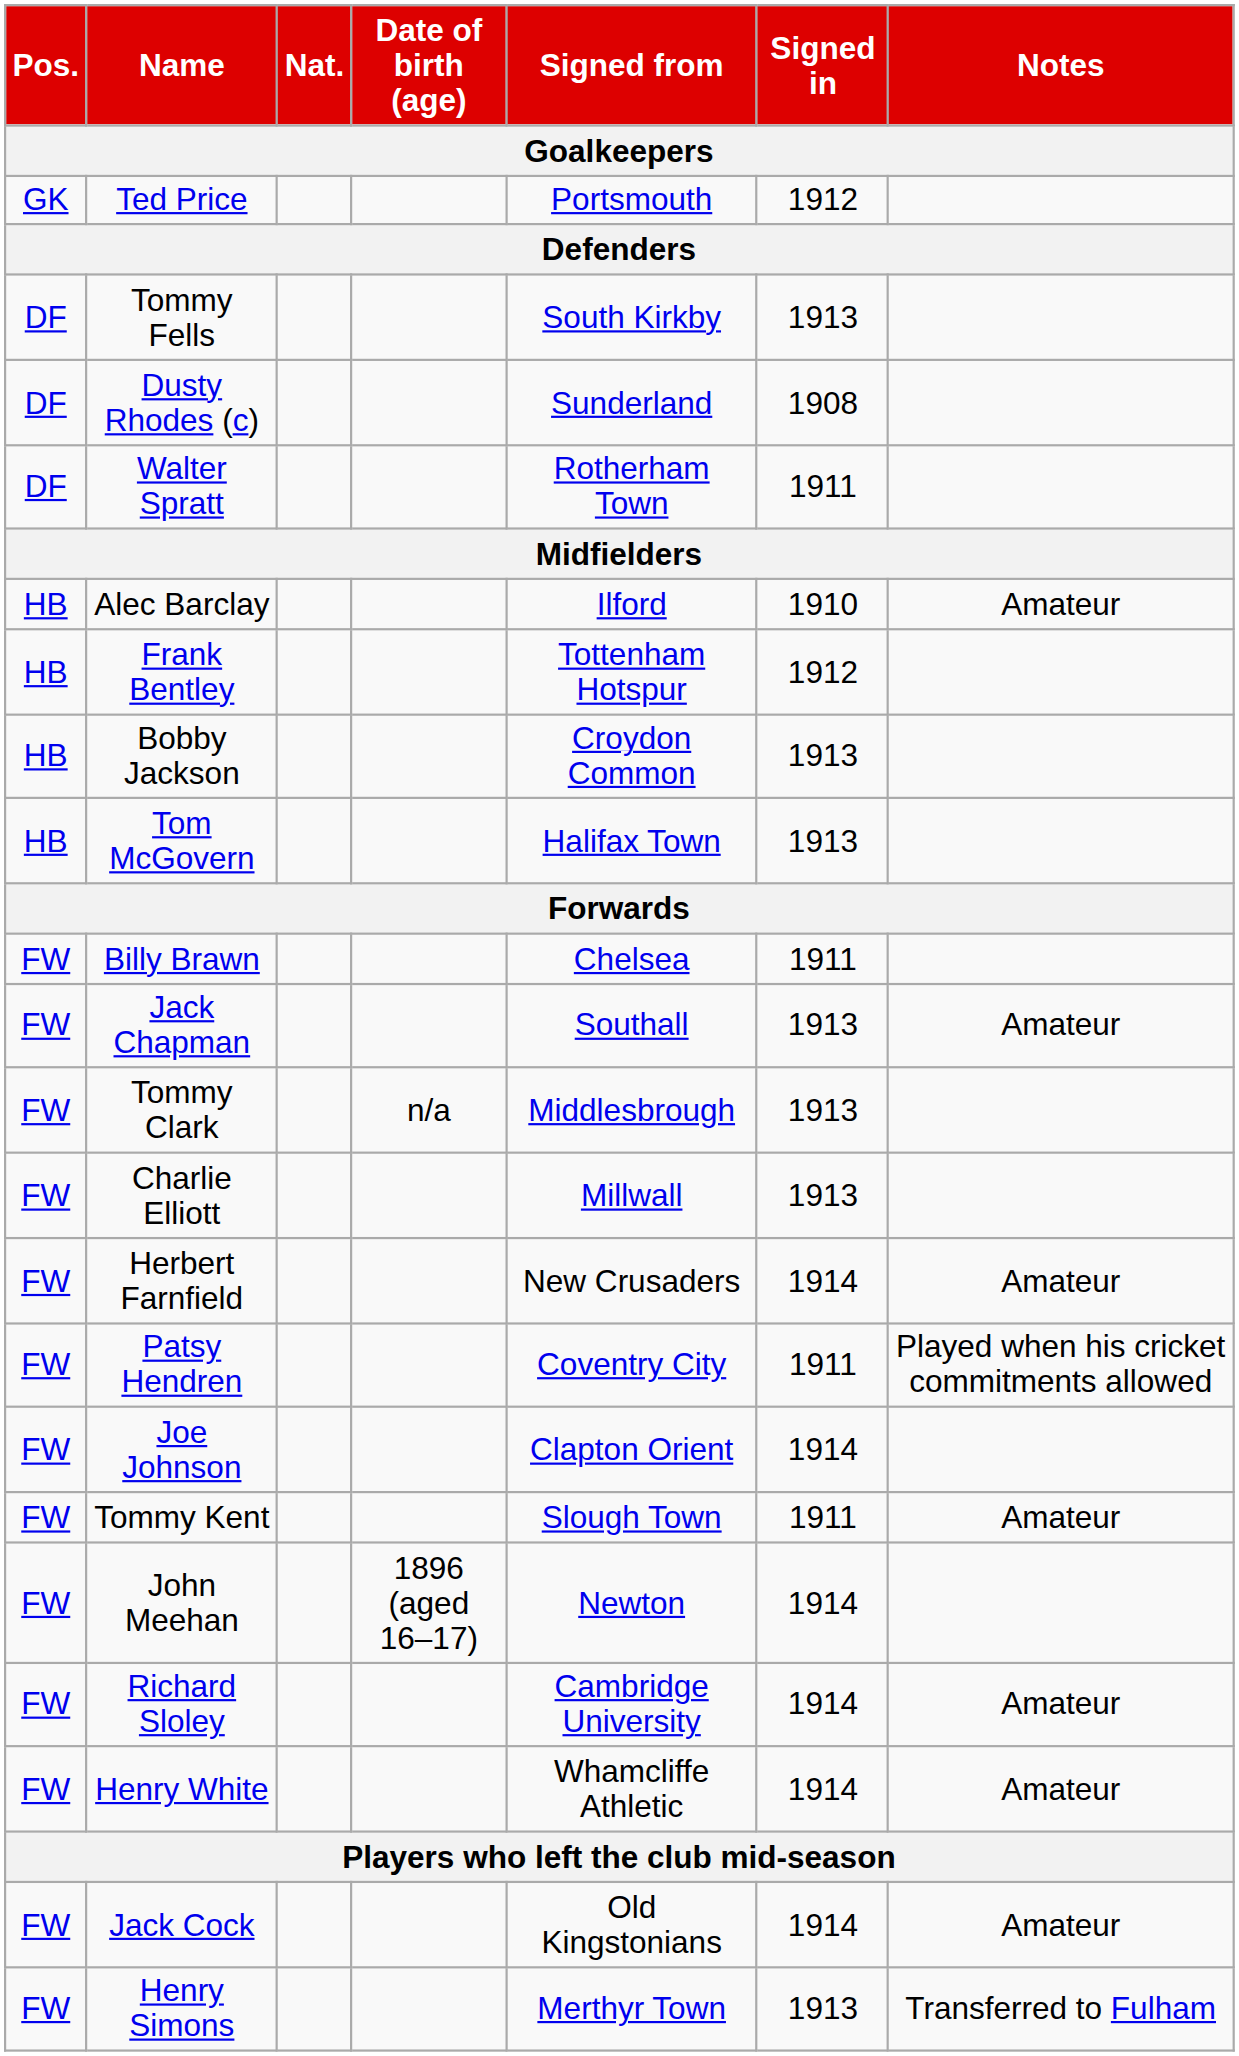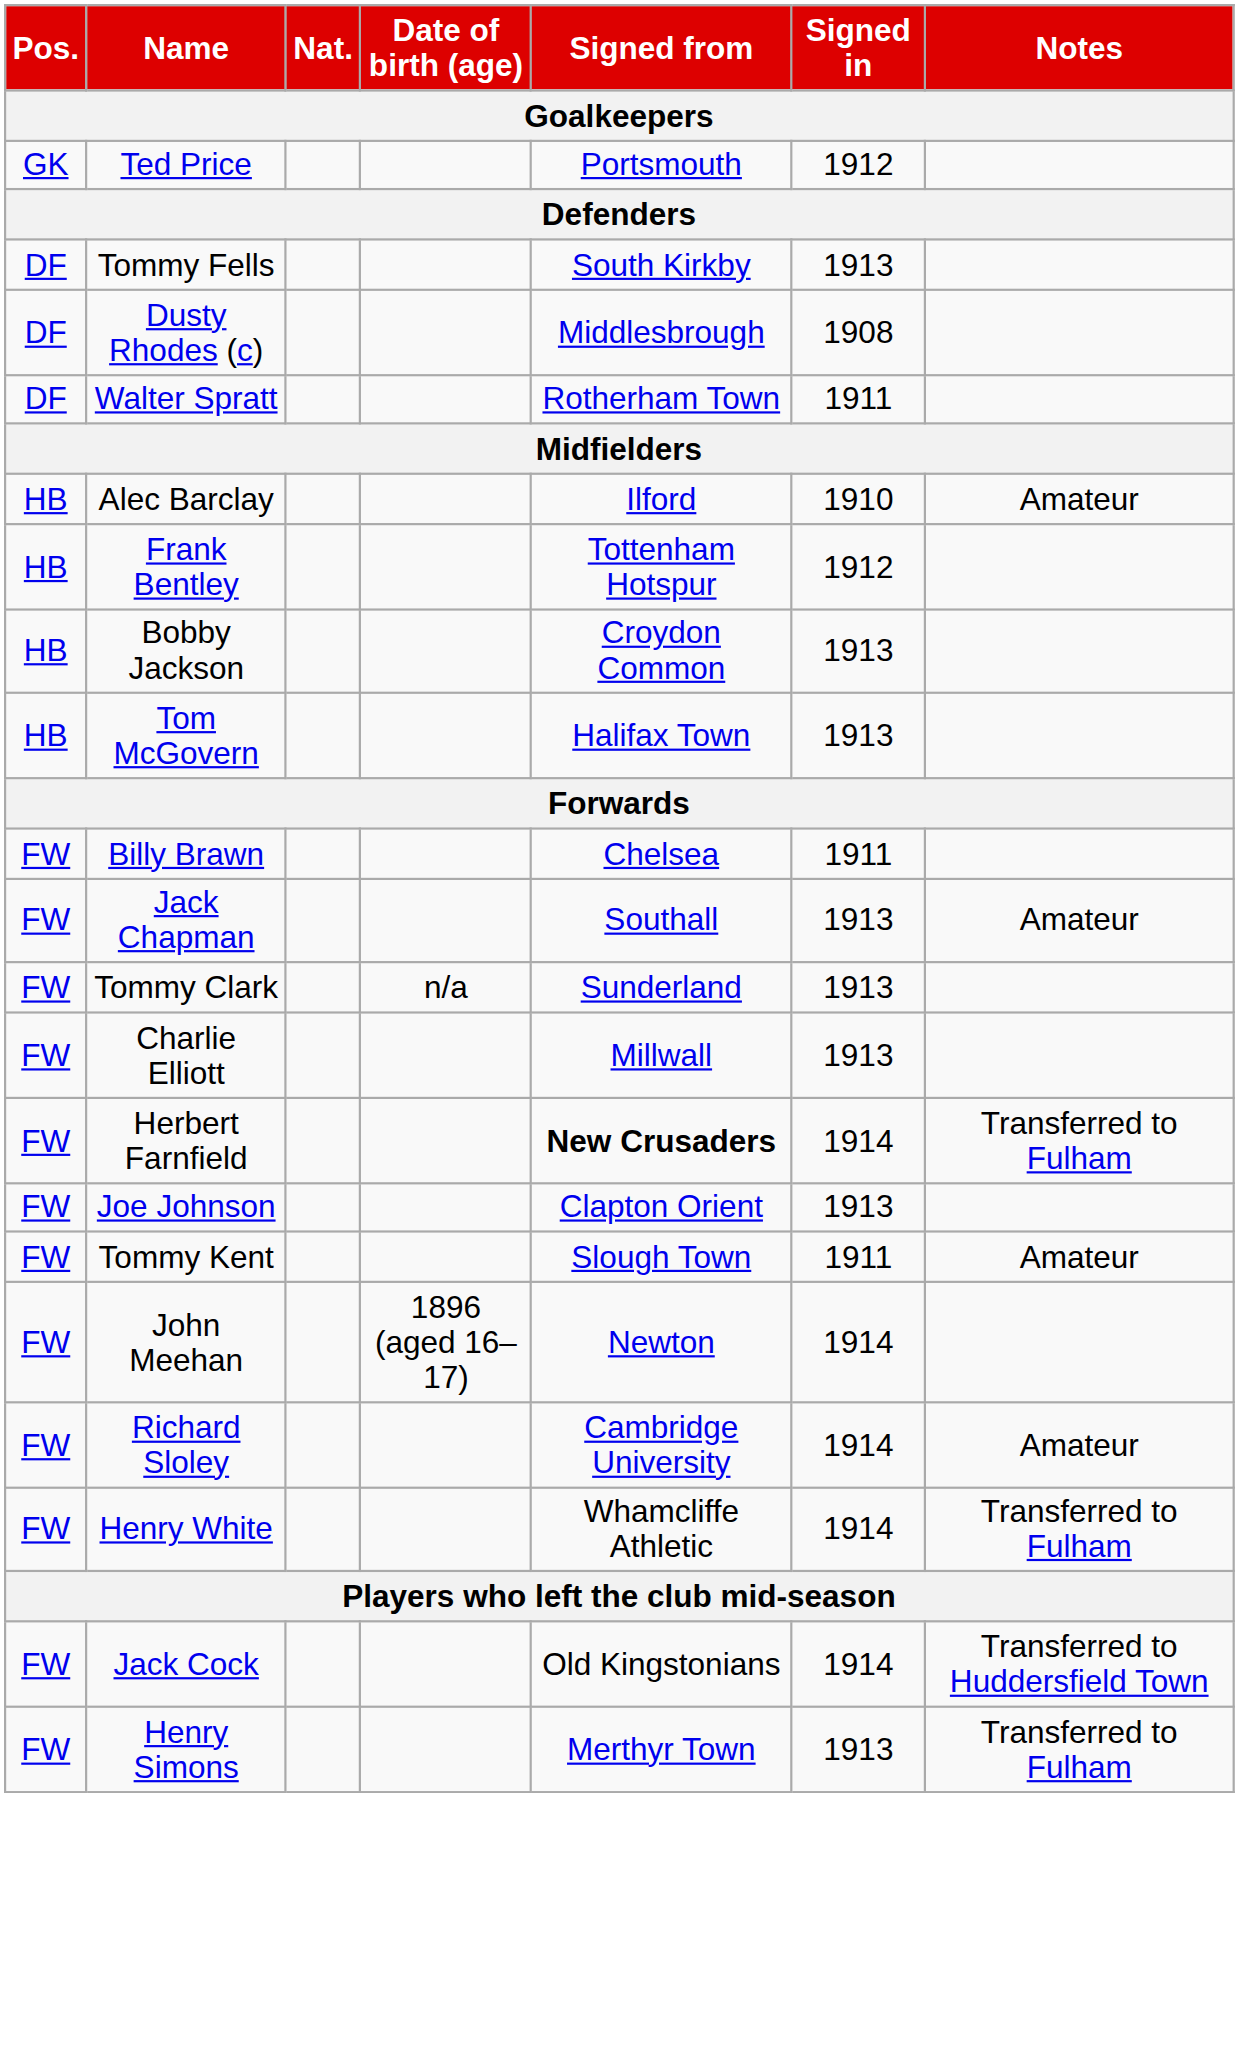(632, 402) Sunderland -> (661, 332) Middlesbrough
(632, 1111) Middlesbrough -> (661, 988) Sunderland
(632, 1280) normal -> (661, 1140) bold
(1061, 1280) Amateur -> (1079, 1140) Transferred to Fulham
- row: (182, 1365)
(823, 1450) 1914 -> (858, 1208) 1913
(1061, 1790) Amateur -> (1079, 1529) Transferred to Fulham
(1061, 1924) Amateur -> (1079, 1664) Transferred to Huddersfield Town
